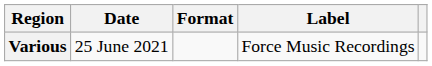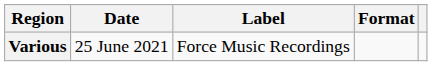columns swapped: (205, 18) <-> (328, 18)
